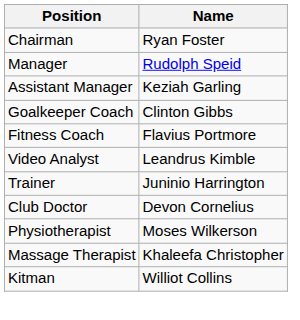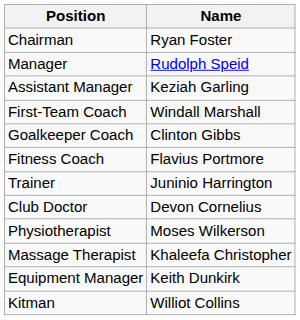+ row: (67, 111)
- row: (53, 159)
+ row: (76, 278)
